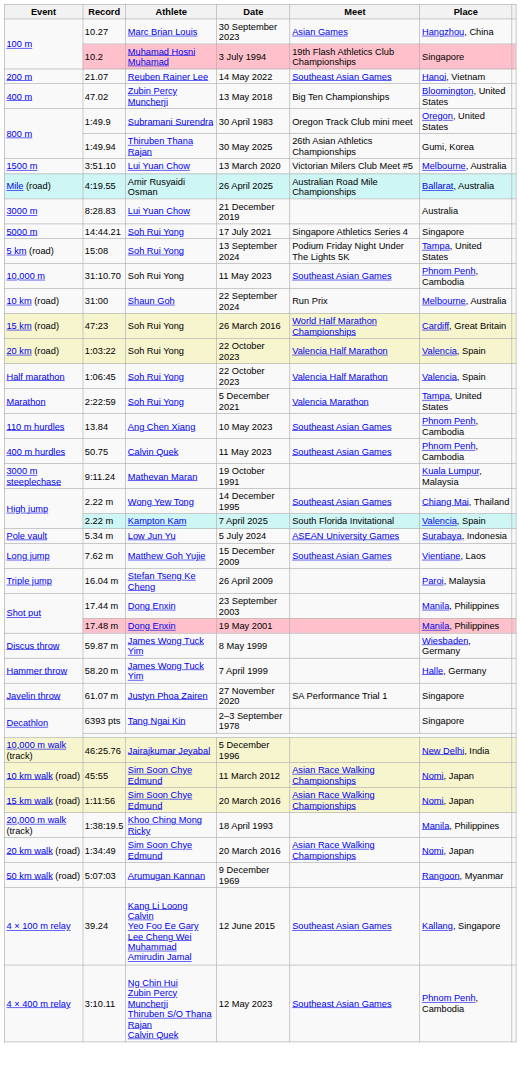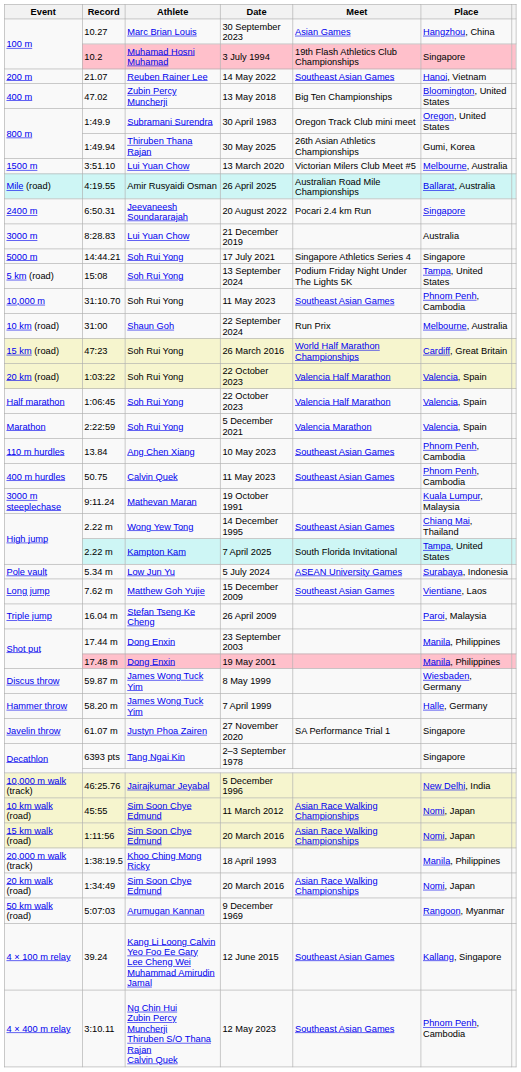+ row: (100, 211)
(452, 401) Tampa, United States -> (455, 426) Valencia, Spain
(454, 521) Valencia, Spain -> (453, 552) Tampa, United States
